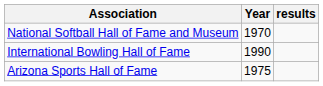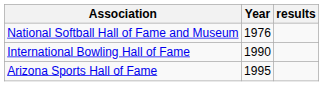(257, 33) 1970 -> (257, 33) 1976
(257, 71) 1975 -> (257, 71) 1995
